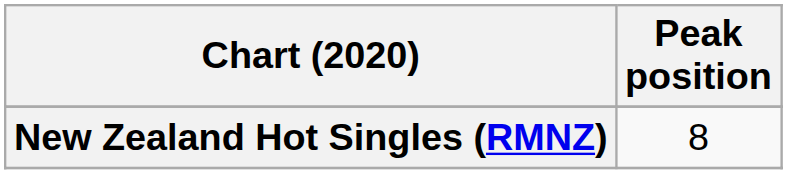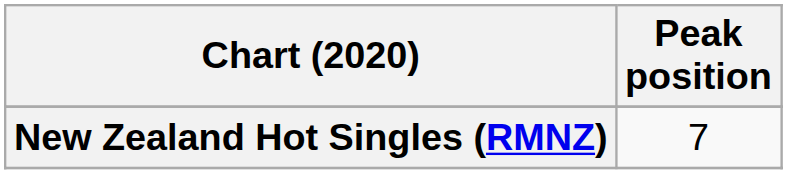(698, 136) 8 -> (698, 136) 7
